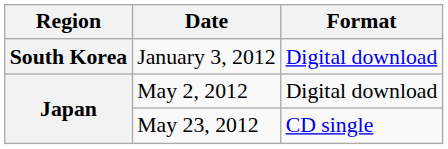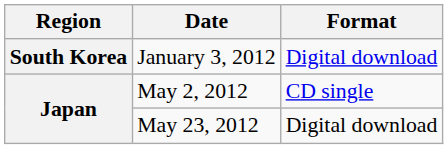(361, 90) Digital download -> (329, 90) CD single
(329, 125) CD single -> (361, 125) Digital download
